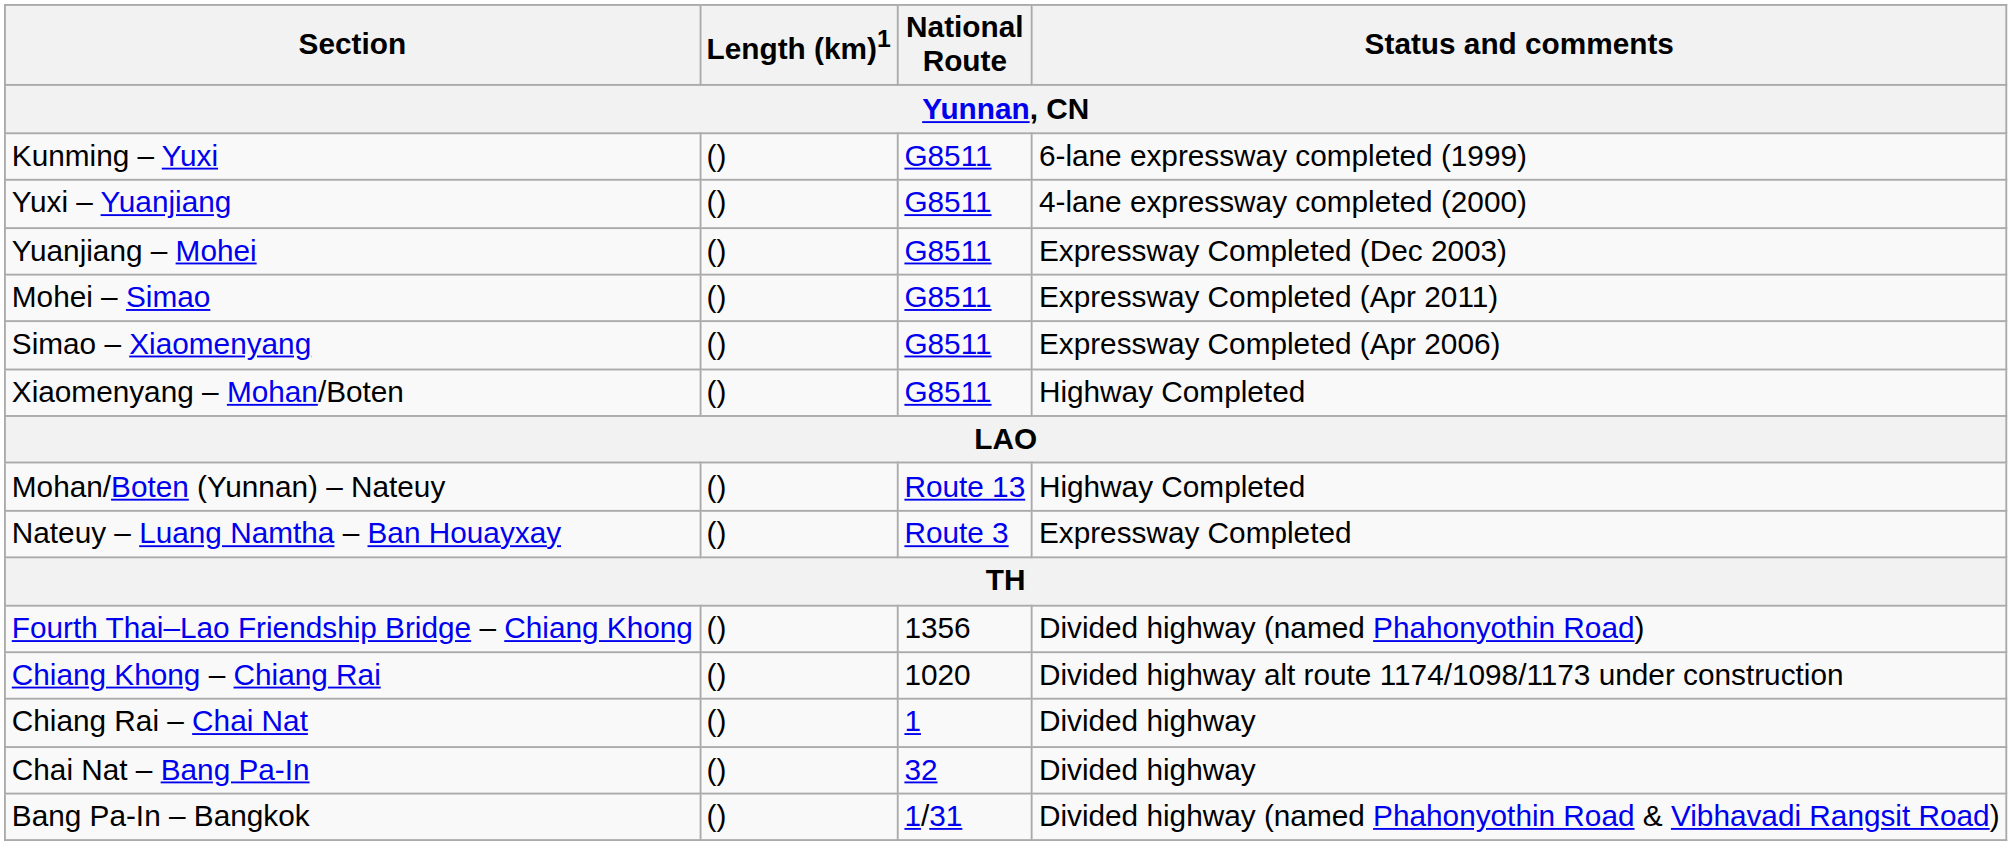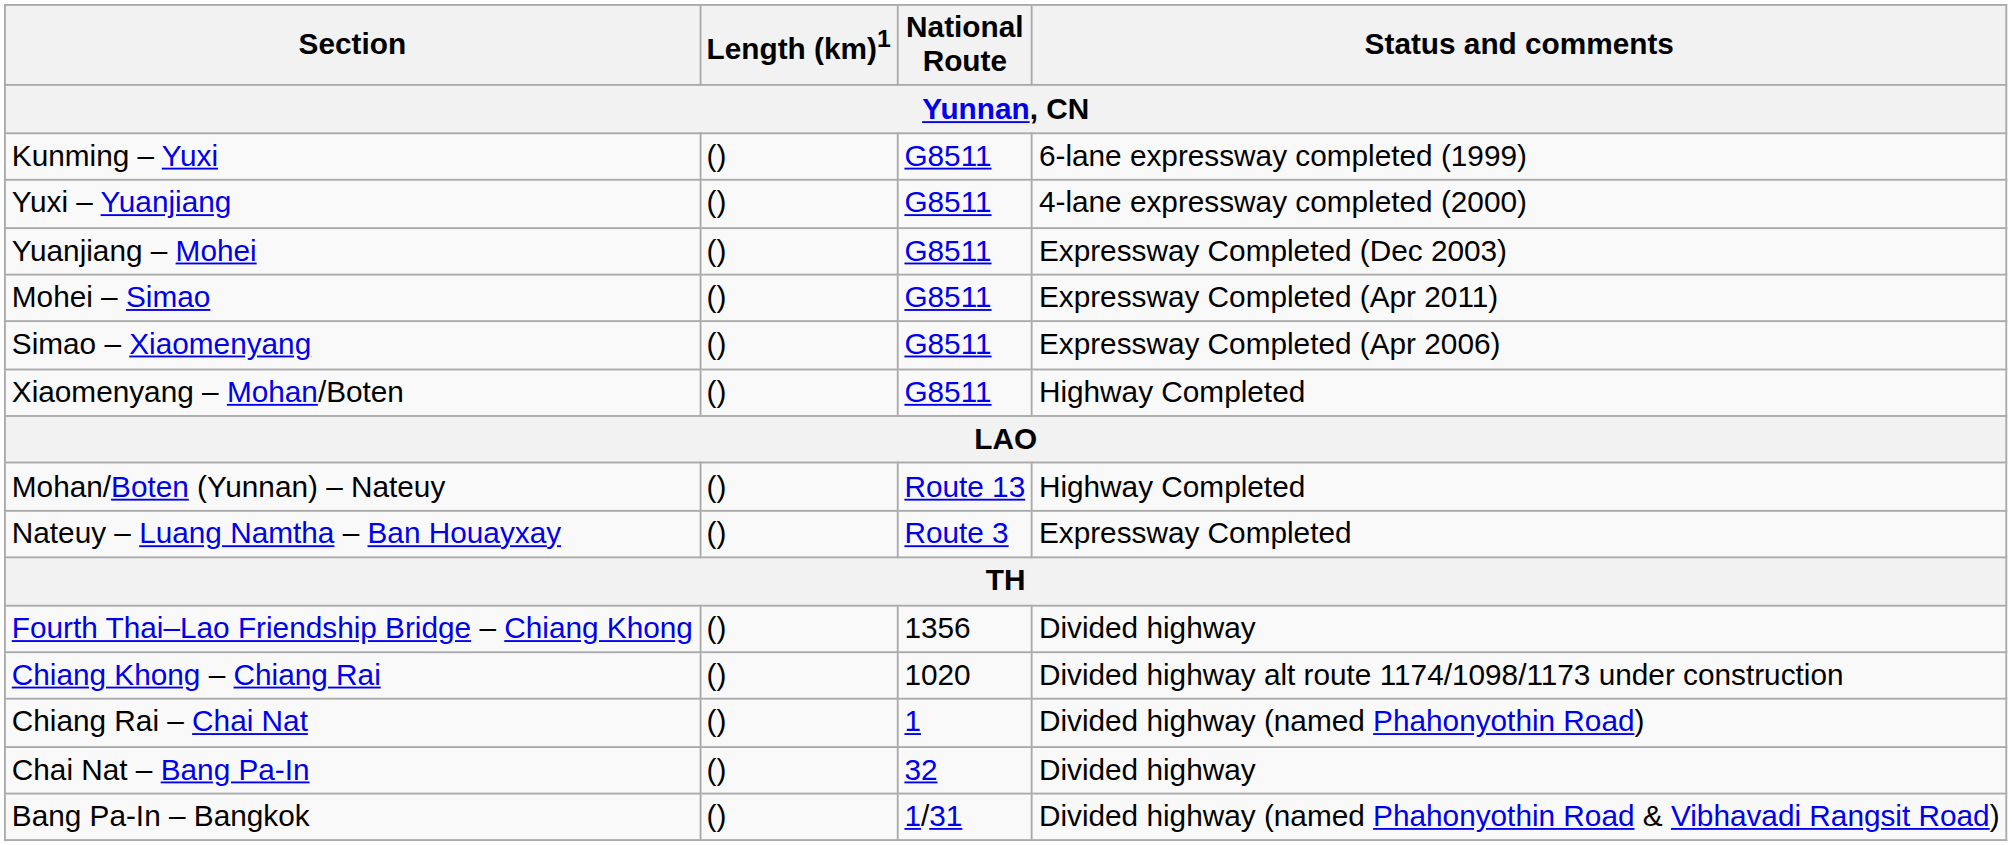(1342, 627) Divided highway (named Phahonyothin Road) -> (1147, 627) Divided highway
(1147, 722) Divided highway -> (1342, 722) Divided highway (named Phahonyothin Road)
